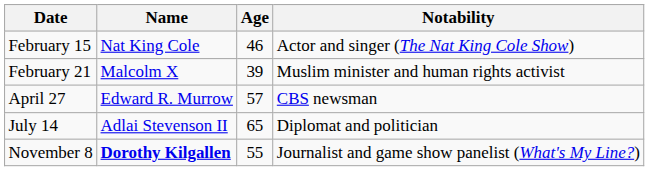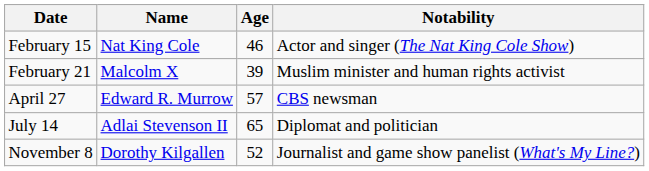(166, 152) bold -> (163, 152) normal
(255, 152) 55 -> (255, 152) 52
